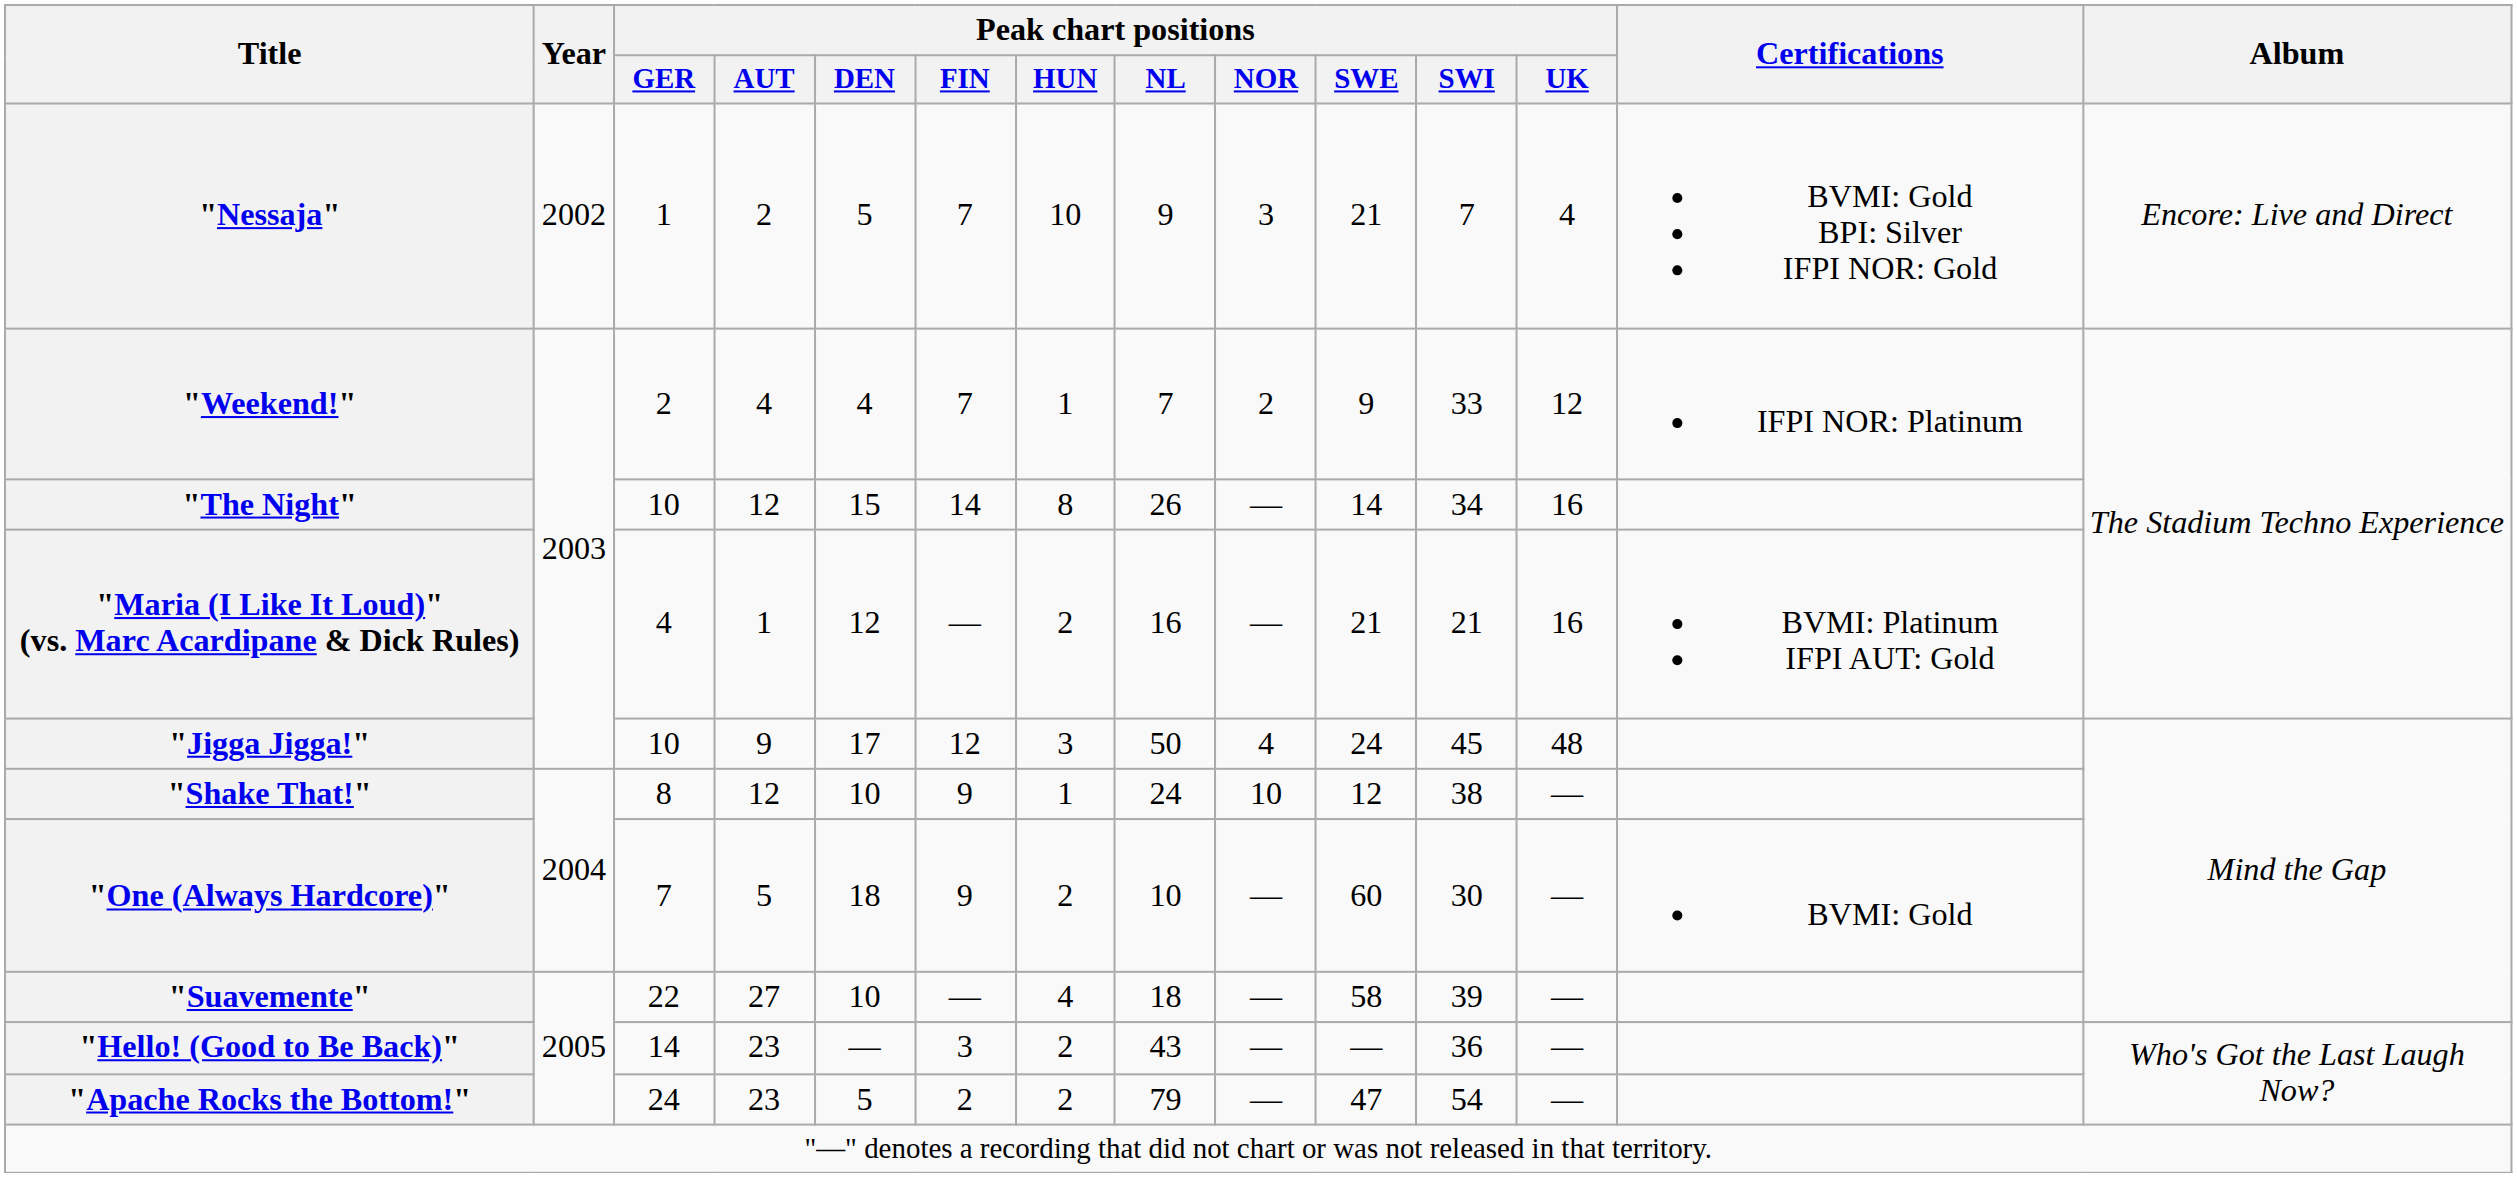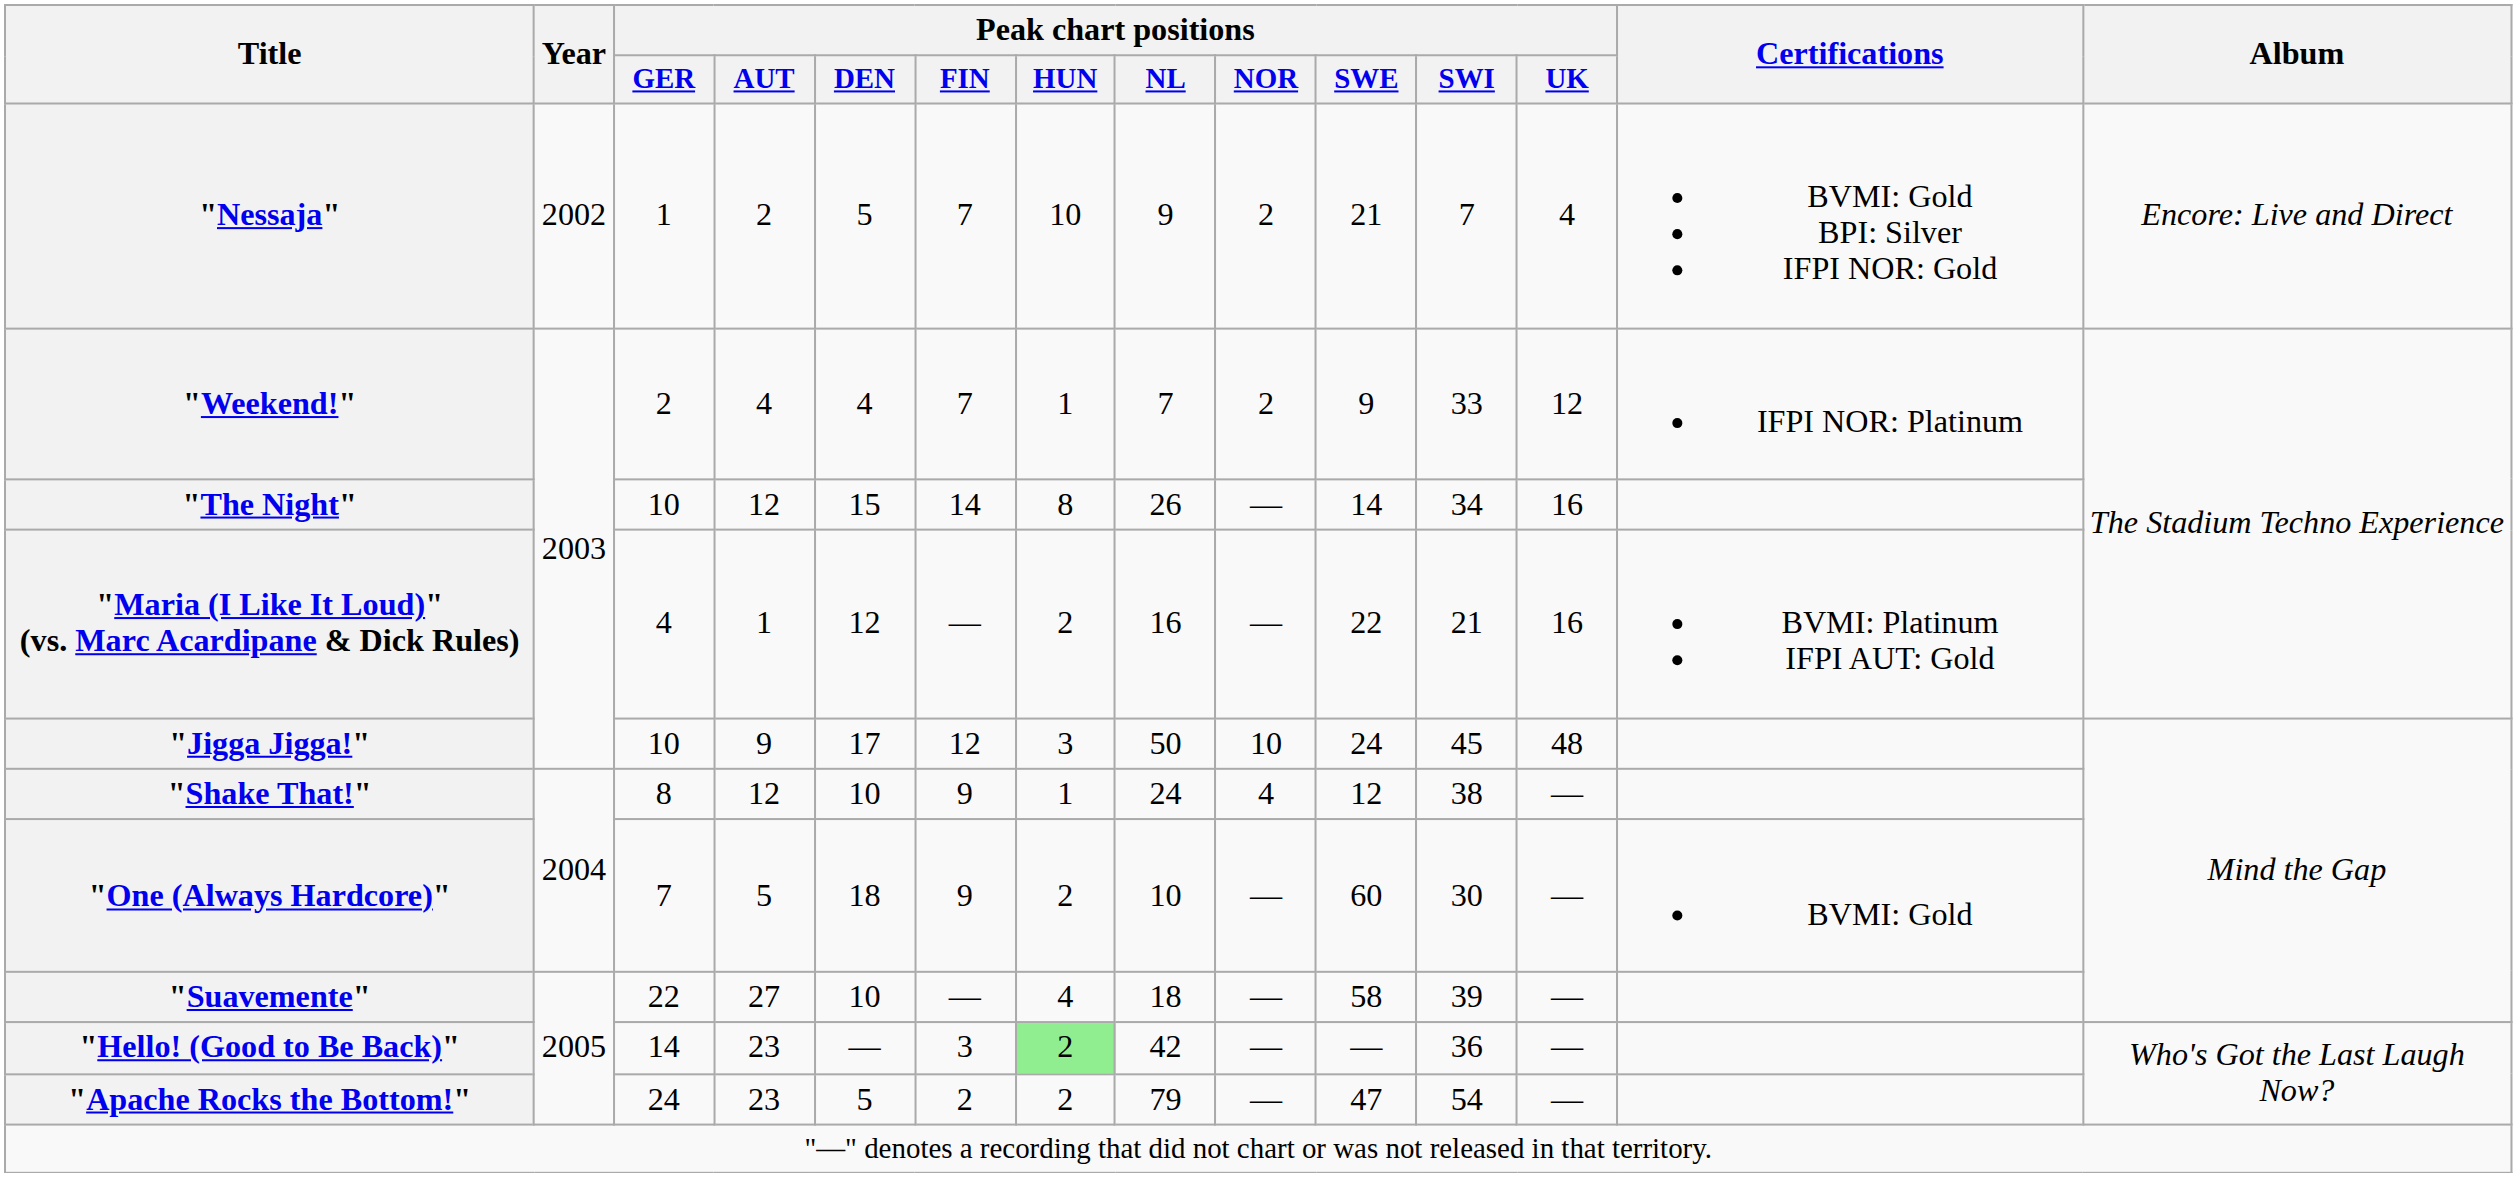(1266, 215) 3 -> (1266, 215) 2
(1366, 623) 21 -> (1366, 623) 22
(1266, 742) 4 -> (1266, 742) 10
(1266, 793) 10 -> (1266, 793) 4
(1065, 1047) no background -> (1065, 1047) lightgreen background
(1166, 1047) 43 -> (1166, 1047) 42
